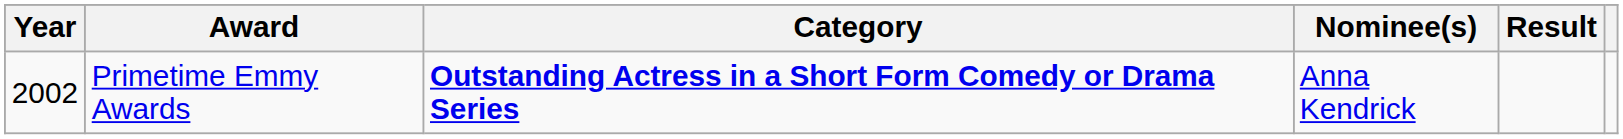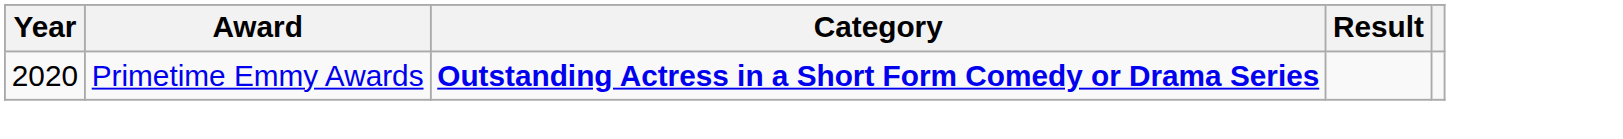- column: (1396, 28)
(45, 92) 2002 -> (45, 75) 2020
